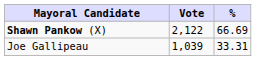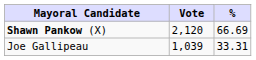(187, 30) 2,122 -> (187, 30) 2,120
